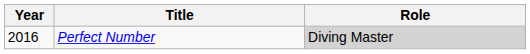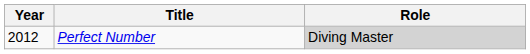(23, 37) 2016 -> (23, 37) 2012
